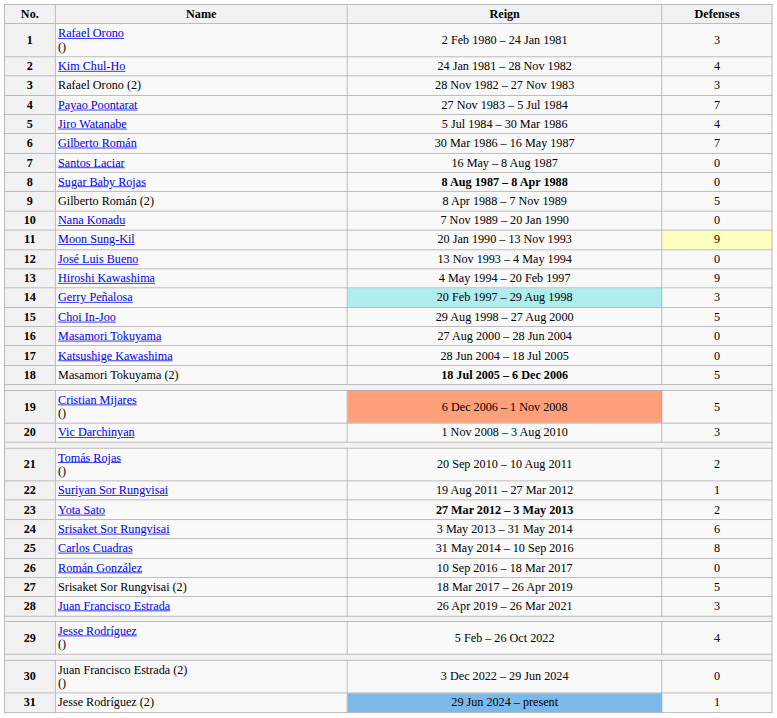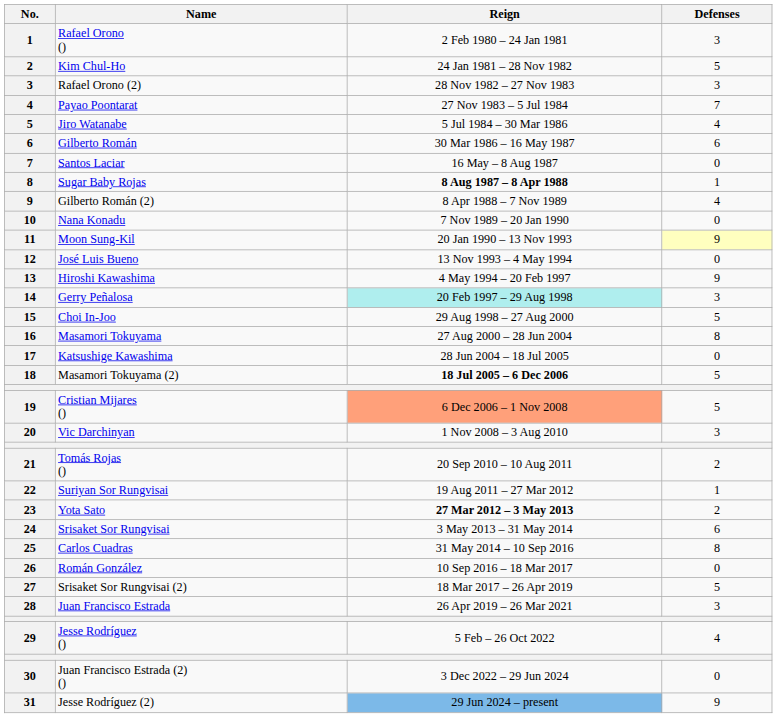(717, 66) 4 -> (717, 66) 5
(717, 143) 7 -> (717, 143) 6
(717, 182) 0 -> (717, 182) 1
(717, 201) 5 -> (717, 201) 4
(717, 336) 0 -> (717, 336) 8
(717, 702) 1 -> (717, 702) 9
